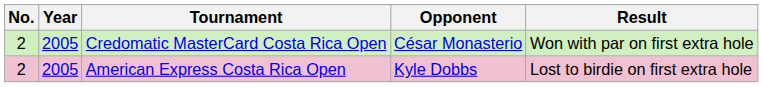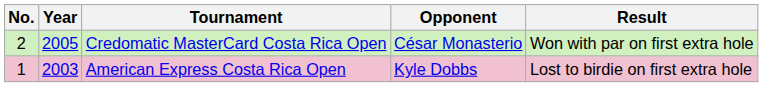(21, 69) 2 -> (21, 69) 1
(60, 69) 2005 -> (60, 69) 2003
